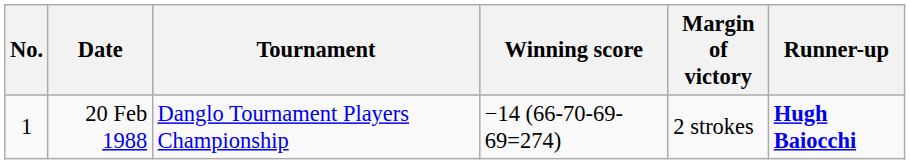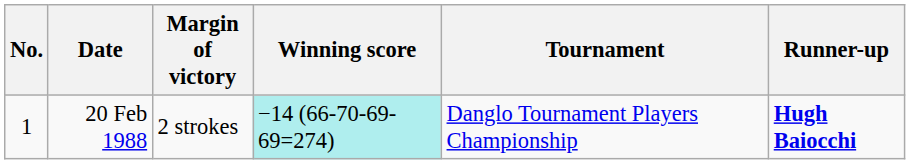columns swapped: (316, 49) <-> (718, 49)
(554, 126) no background -> (327, 126) paleturquoise background
